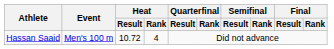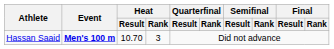(89, 38) normal -> (90, 38) bold
(130, 38) 10.72 -> (132, 38) 10.70
(156, 38) 4 -> (158, 38) 3
